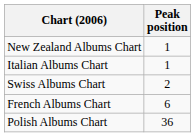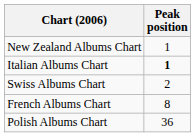(167, 65) normal -> (167, 65) bold
(167, 103) 6 -> (167, 103) 8
